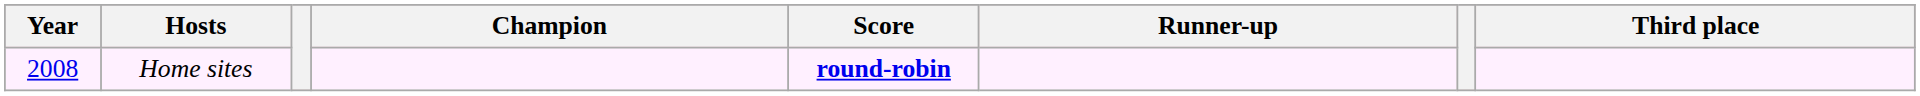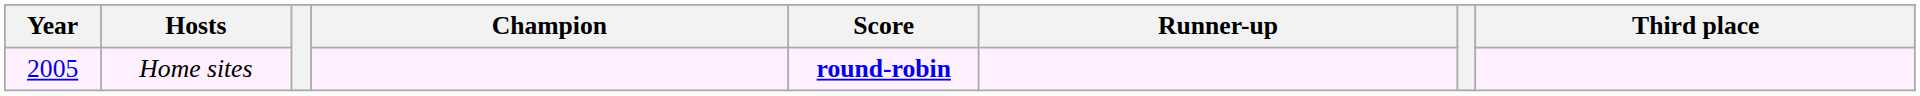(53, 68) 2008 -> (53, 68) 2005
